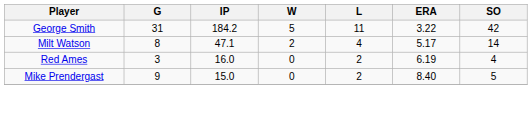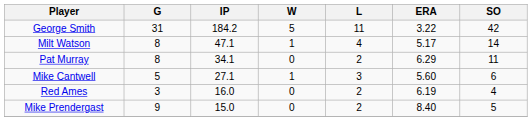(292, 44) 2 -> (292, 44) 1
+ row: (64, 60)
+ row: (64, 76)
